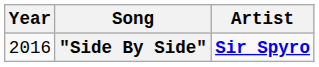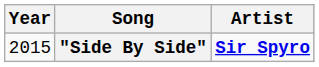(30, 48) 2016 -> (30, 48) 2015
